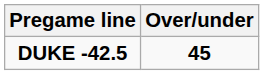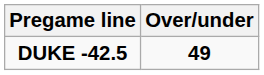(199, 52) 45 -> (199, 52) 49
